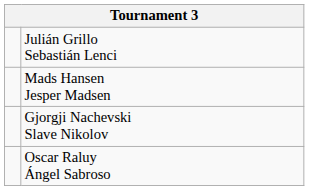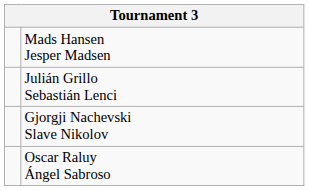rows swapped: (71, 47) <-> (68, 86)
